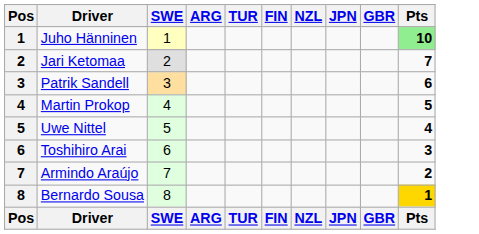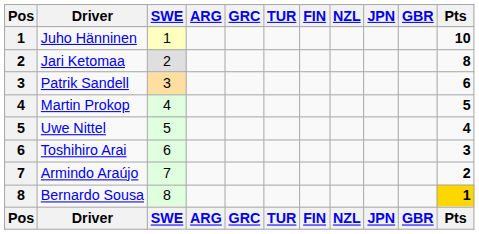+ column: (244, 15)
(424, 38) lightgreen background -> (463, 38) no background
(428, 60) 7 -> (467, 60) 8
